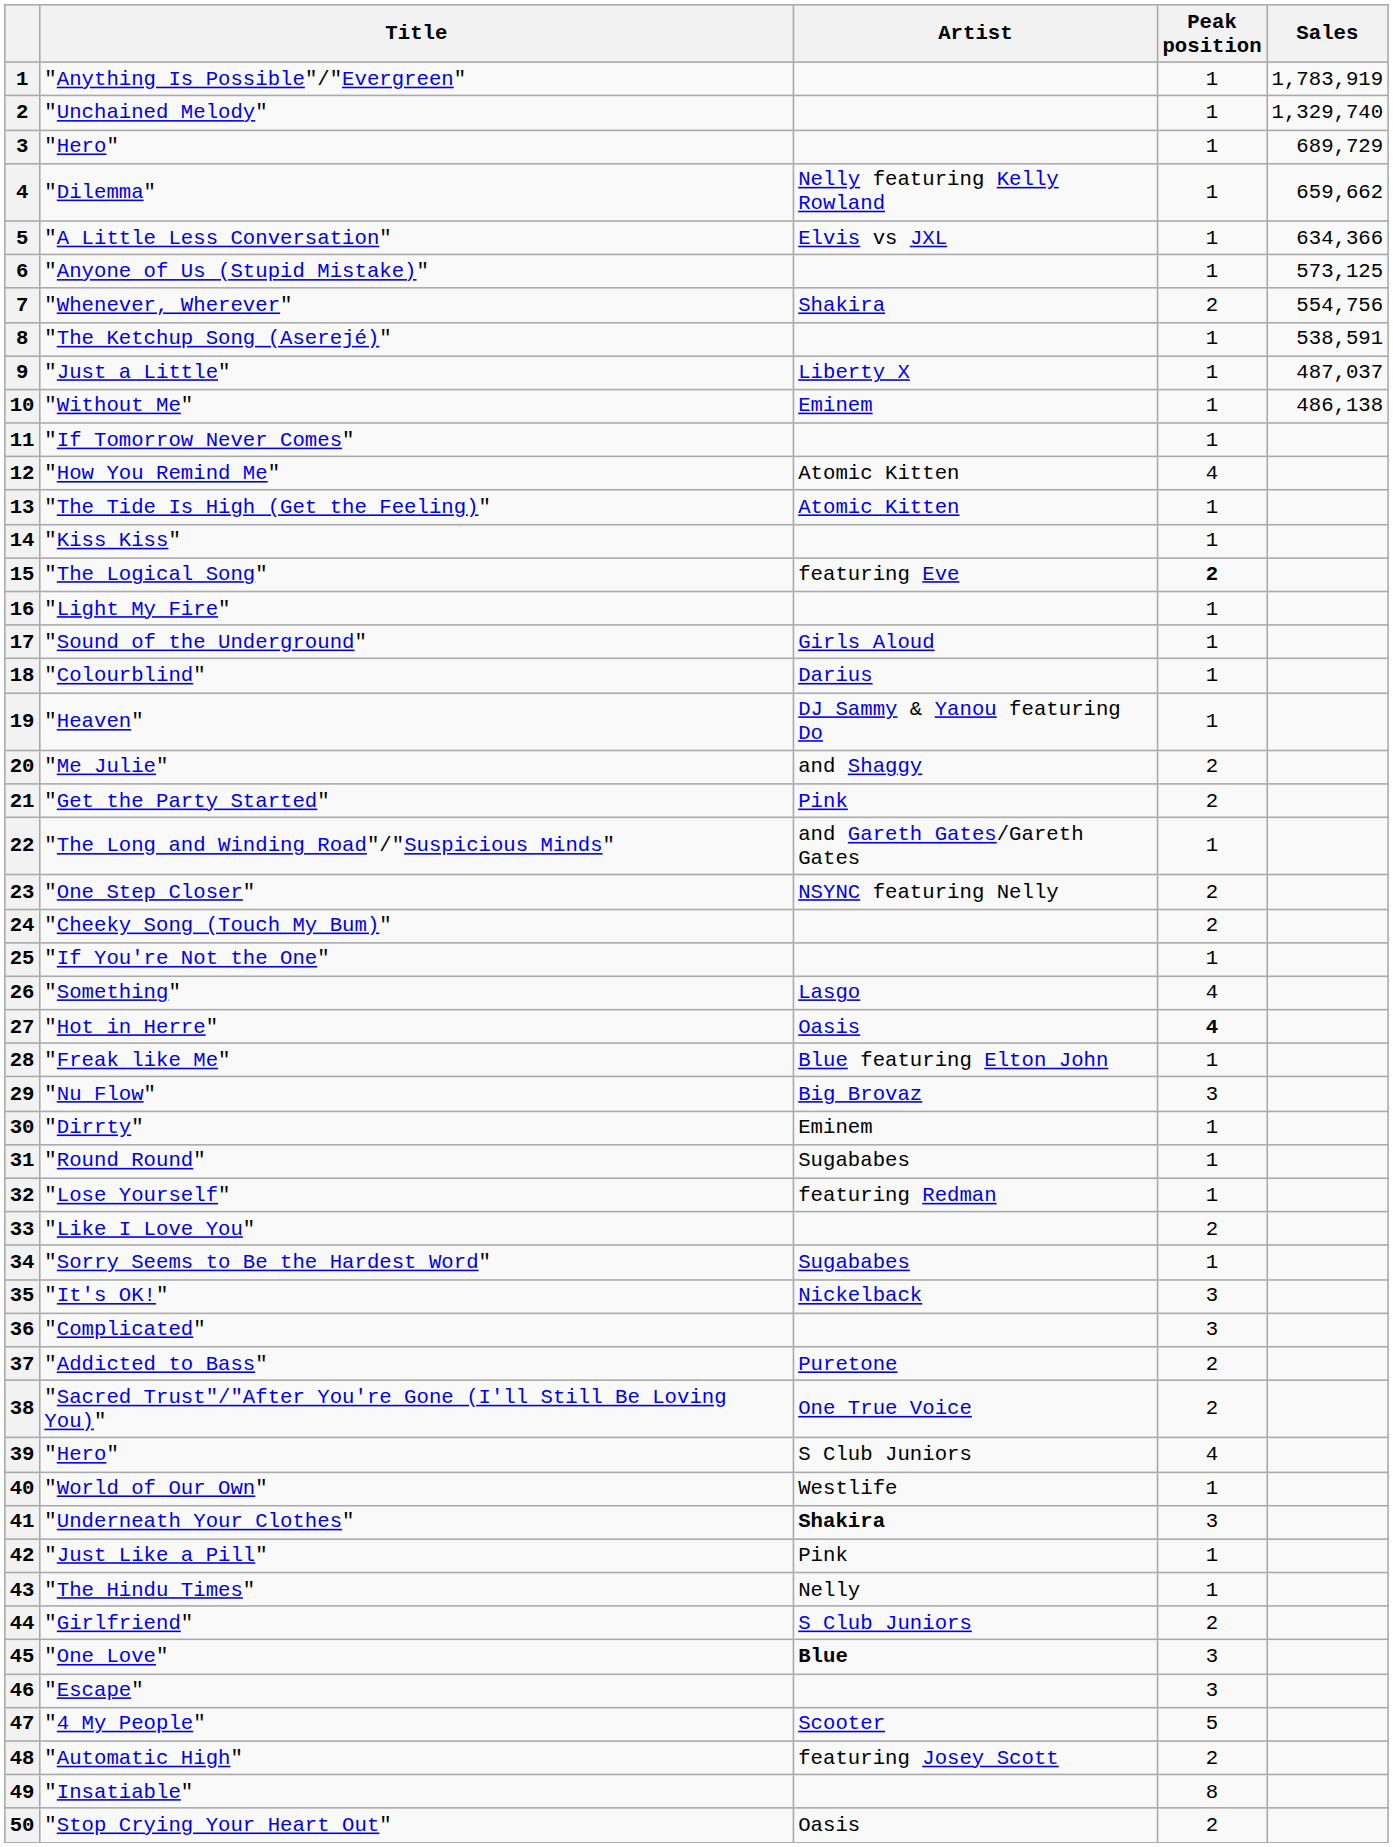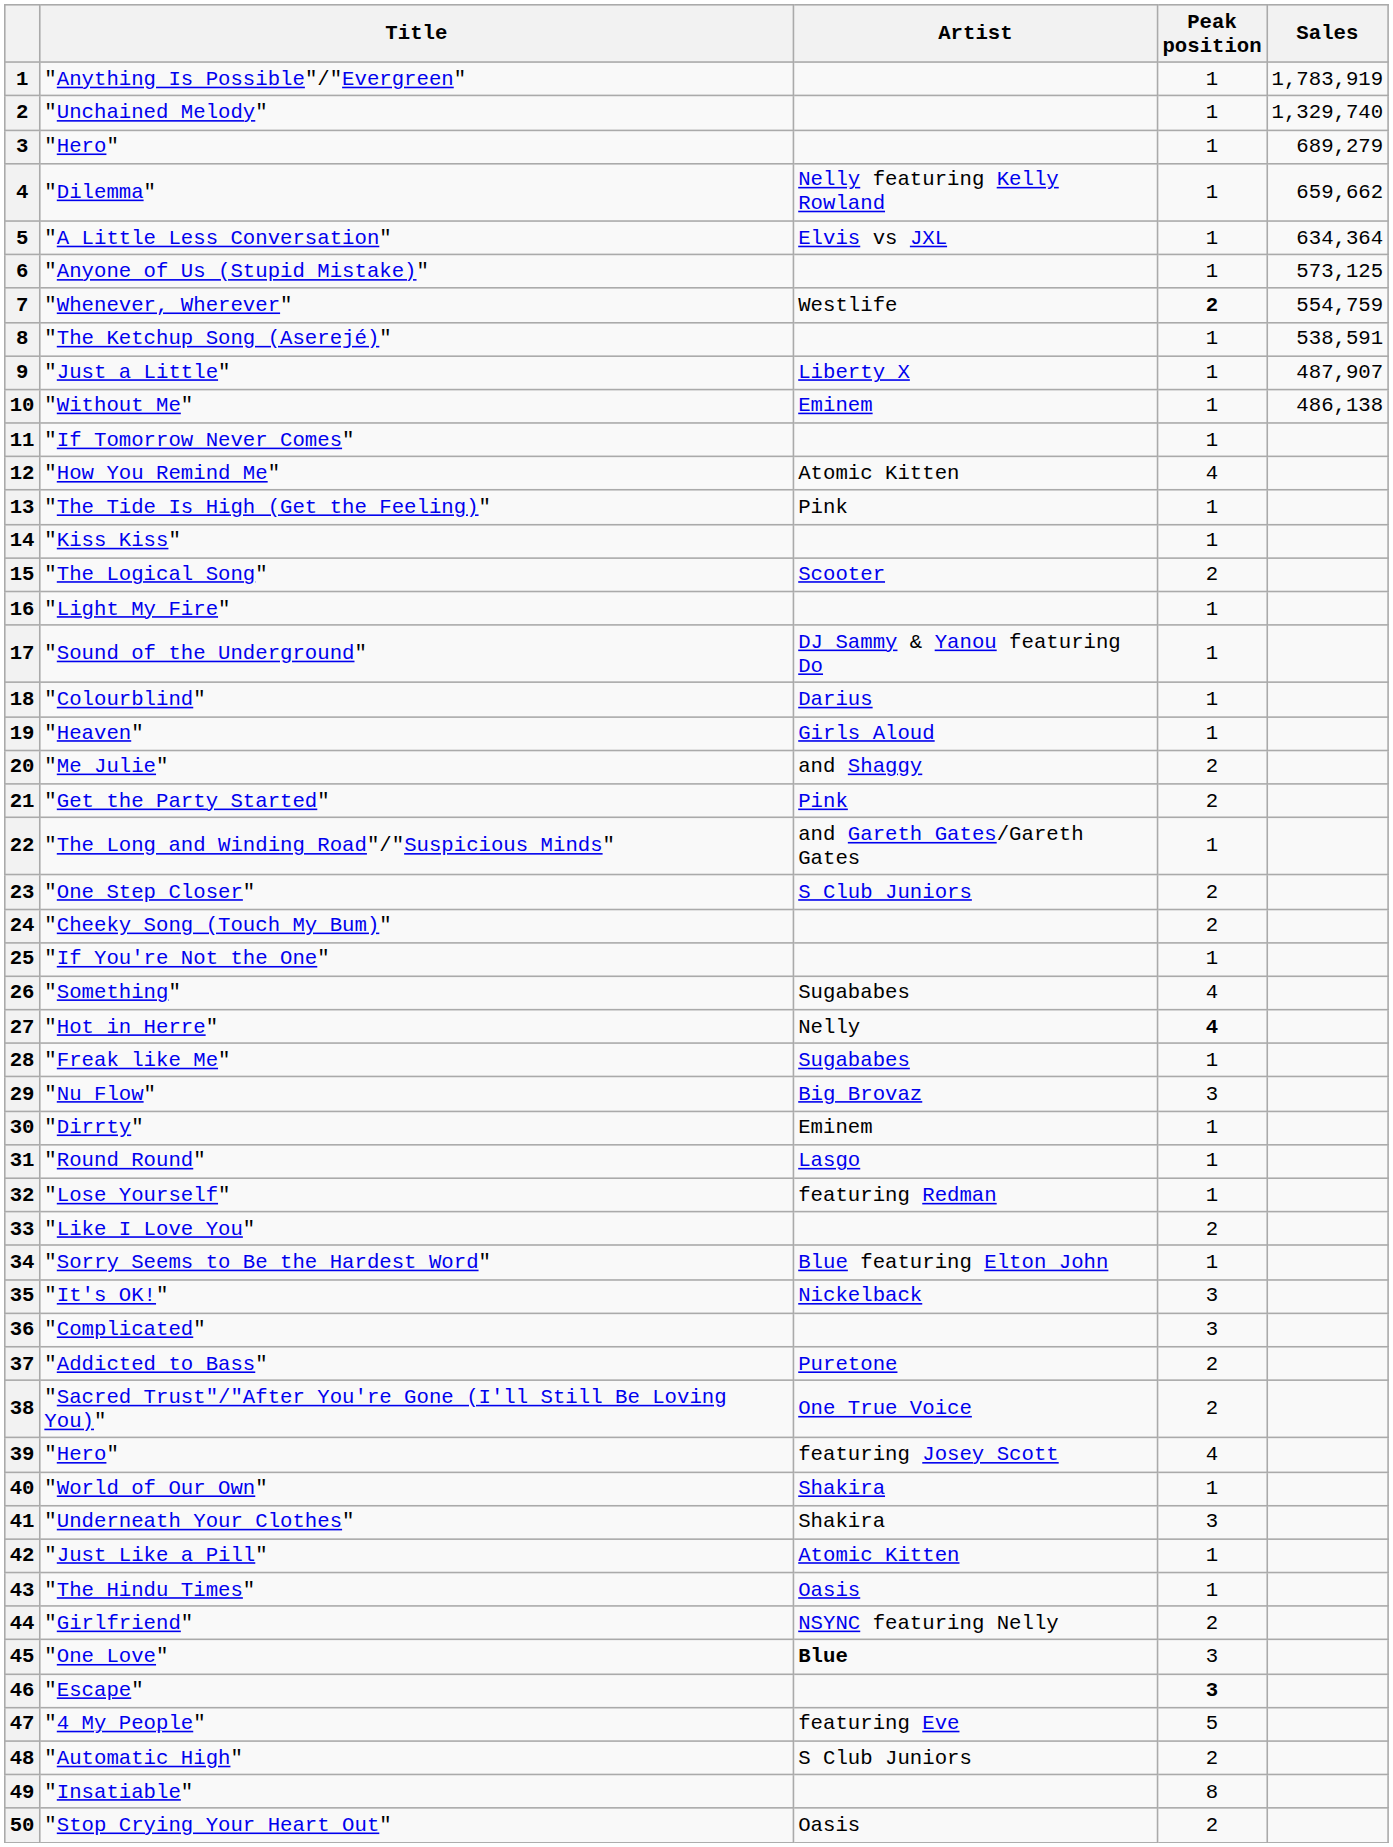(1340, 147) 689,729 -> (1340, 147) 689,279
(1340, 238) 634,366 -> (1340, 238) 634,364
(842, 305) Shakira -> (848, 305) Westlife
(1212, 305) normal -> (1212, 305) bold
(1340, 305) 554,756 -> (1340, 305) 554,759
(1340, 373) 487,037 -> (1340, 373) 487,907
(879, 507) Atomic Kitten -> (823, 507) Pink
(879, 575) featuring Eve -> (842, 575) Scooter
(1212, 575) bold -> (1212, 575) normal
(866, 642) Girls Aloud -> (959, 654) DJ Sammy & Yanou featuring Do
(959, 721) DJ Sammy & Yanou featuring Do -> (866, 733) Girls Aloud
(928, 892) NSYNC featuring Nelly -> (885, 892) S Club Juniors
(829, 993) Lasgo -> (854, 993) Sugababes
(829, 1027) Oasis -> (829, 1027) Nelly
(953, 1060) Blue featuring Elton John -> (854, 1060) Sugababes
(854, 1161) Sugababes -> (829, 1161) Lasgo
(854, 1262) Sugababes -> (953, 1262) Blue featuring Elton John
(885, 1455) S Club Juniors -> (928, 1455) featuring Josey Scott
(848, 1488) Westlife -> (842, 1488) Shakira
(842, 1522) bold -> (842, 1522) normal
(823, 1556) Pink -> (879, 1556) Atomic Kitten
(829, 1589) Nelly -> (829, 1589) Oasis
(885, 1623) S Club Juniors -> (928, 1623) NSYNC featuring Nelly
(1212, 1691) normal -> (1212, 1691) bold
(842, 1724) Scooter -> (879, 1724) featuring Eve
(928, 1758) featuring Josey Scott -> (885, 1758) S Club Juniors
